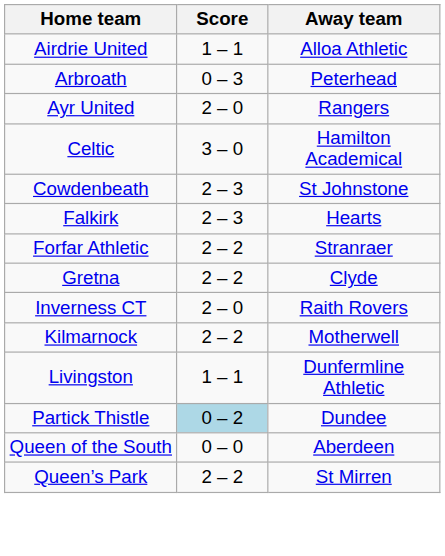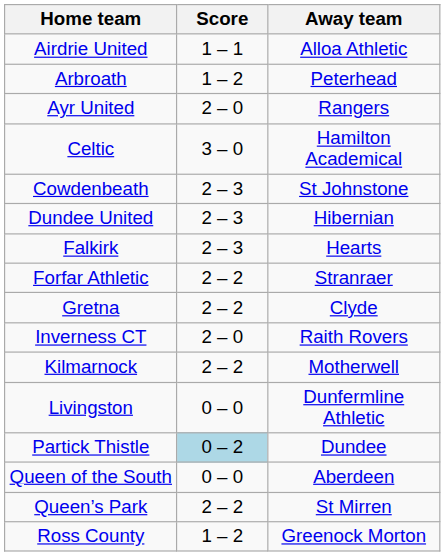(222, 78) 0 – 3 -> (222, 78) 1 – 2
+ row: (91, 218)
(222, 377) 1 – 1 -> (222, 407) 0 – 0
+ row: (91, 536)
